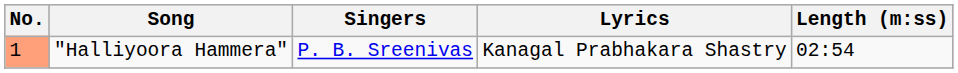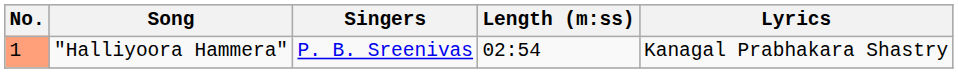columns swapped: (635, 21) <-> (872, 21)
